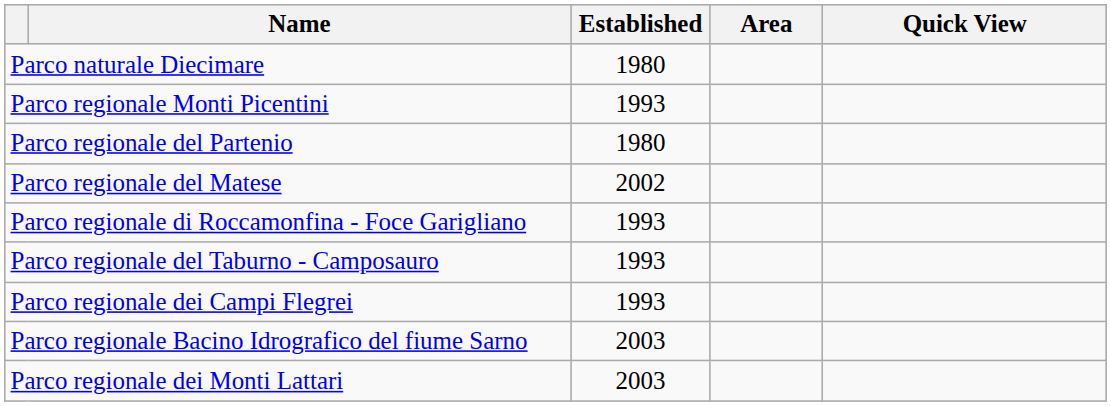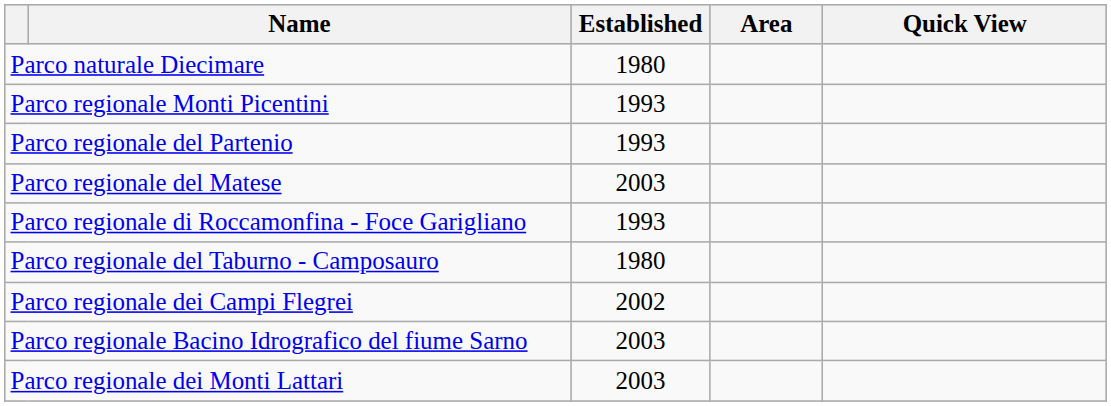(641, 143) 1980 -> (641, 143) 1993
(641, 182) 2002 -> (641, 182) 2003
(641, 261) 1993 -> (641, 261) 1980
(641, 301) 1993 -> (641, 301) 2002
